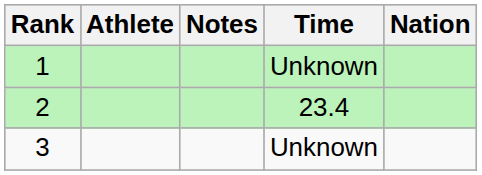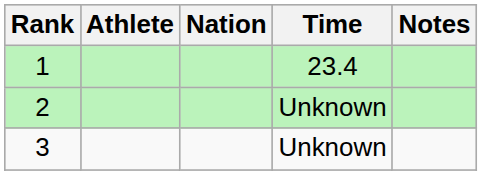columns swapped: (430, 25) <-> (222, 25)
(324, 66) Unknown -> (333, 66) 23.4
(324, 107) 23.4 -> (333, 107) Unknown
